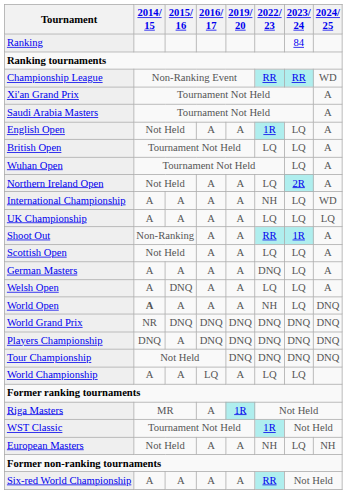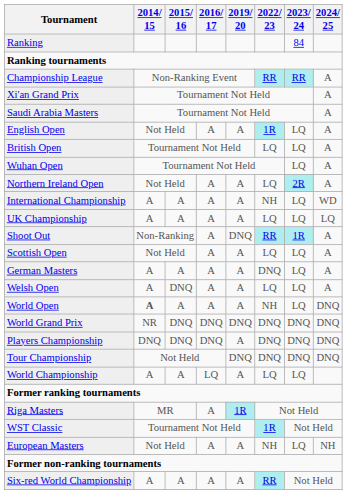(328, 77) WD -> (328, 77) A
(240, 235) A -> (240, 235) DNQ
(181, 340) A -> (181, 340) DNQ
(240, 340) DNQ -> (240, 340) A
